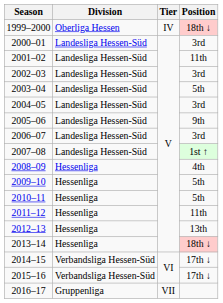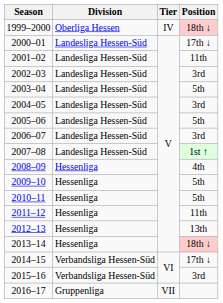(199, 43) 3rd -> (199, 43) 17th ↓
(199, 120) 9th -> (199, 120) 5th
(199, 275) 17th ↓ -> (199, 275) 3rd
